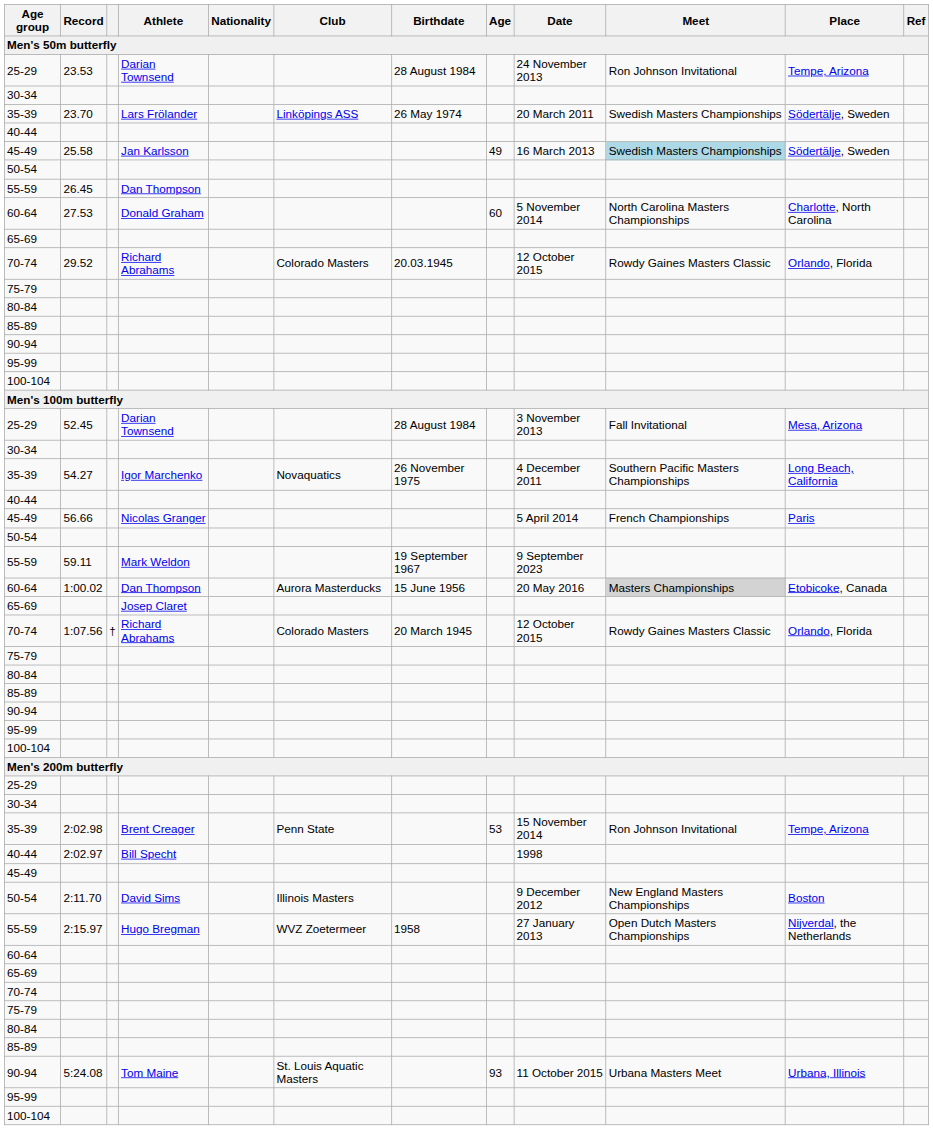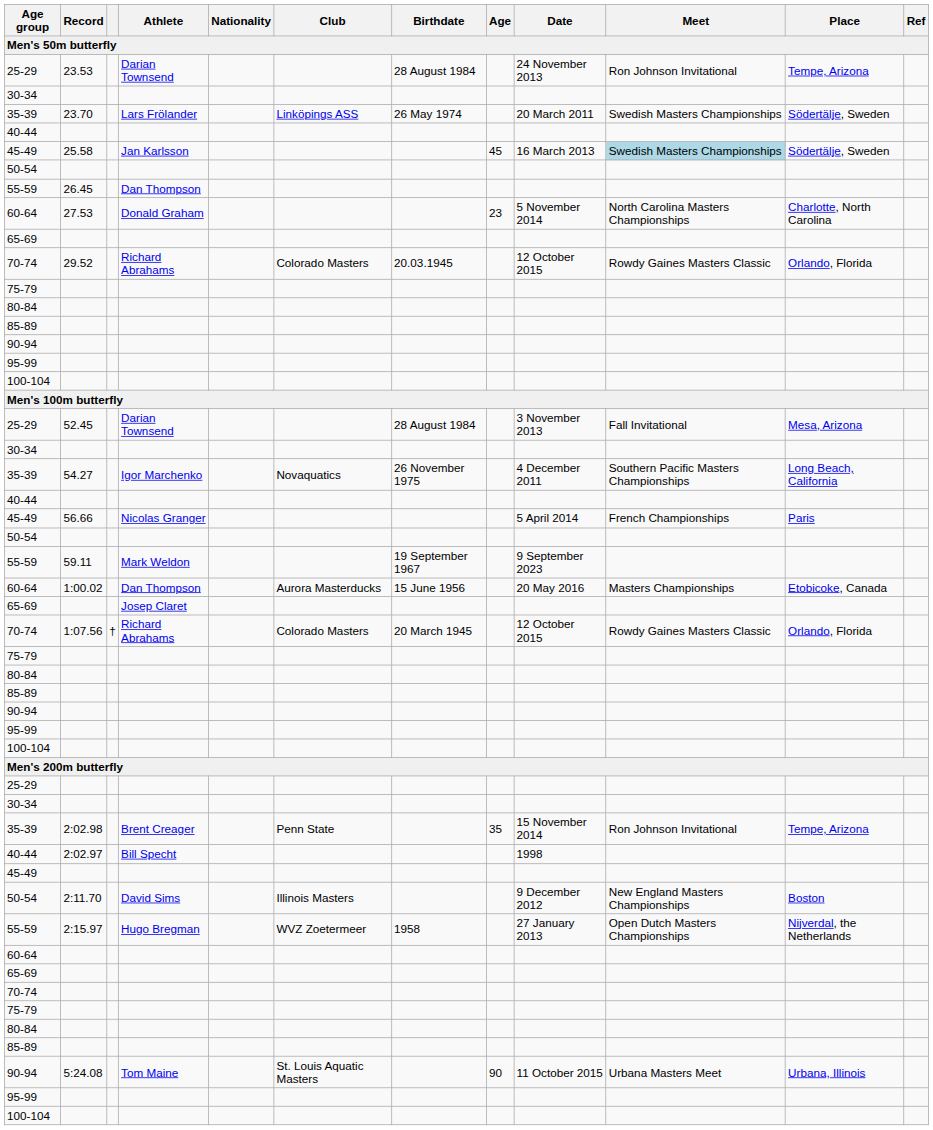(496, 151) 49 -> (496, 151) 45
(496, 213) 60 -> (496, 213) 23
(671, 587) lightgrey background -> (671, 587) no background
(496, 829) 53 -> (496, 829) 35
(496, 1072) 93 -> (496, 1072) 90
